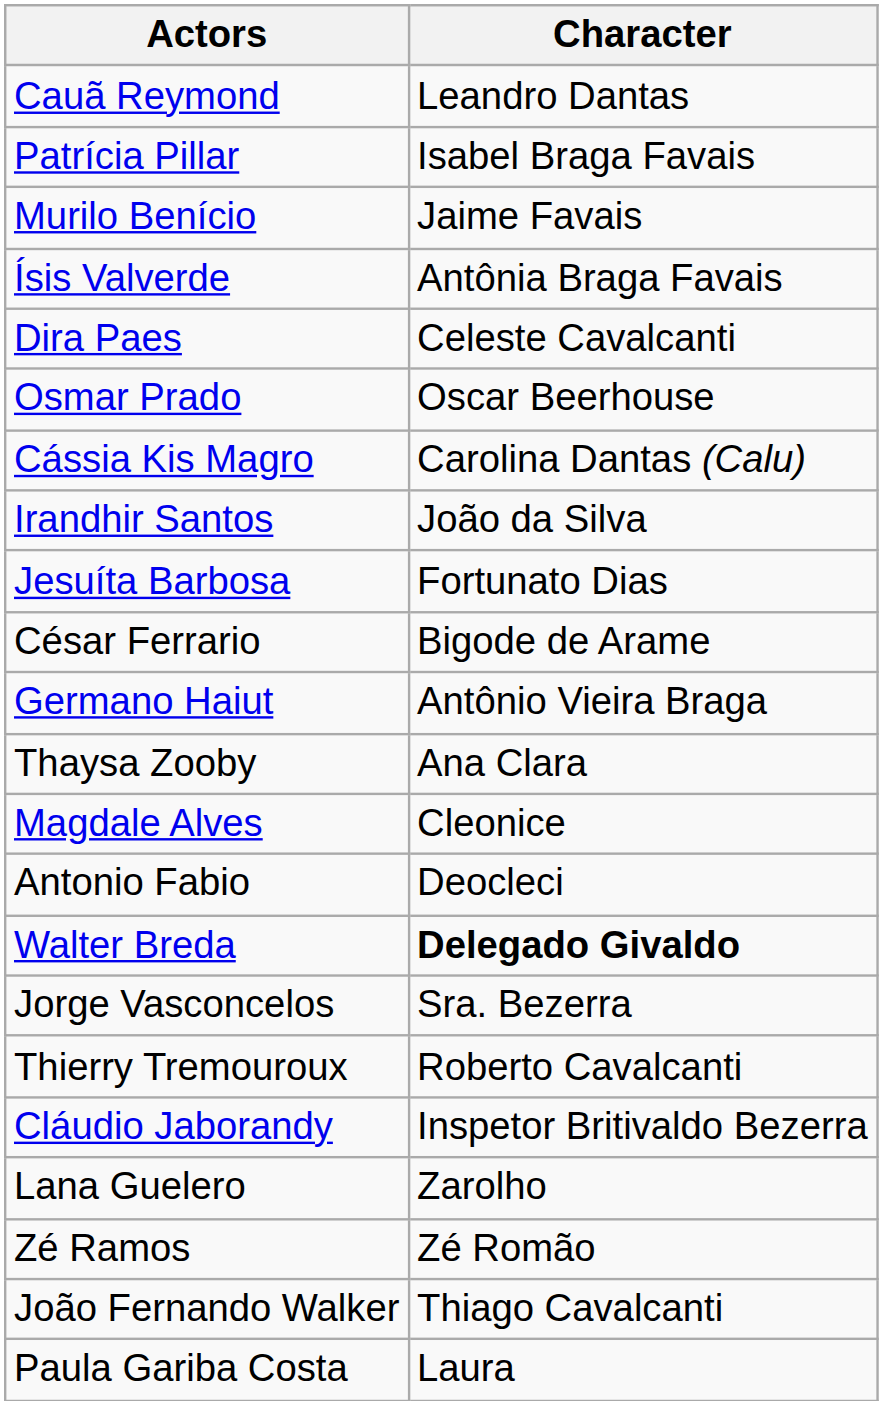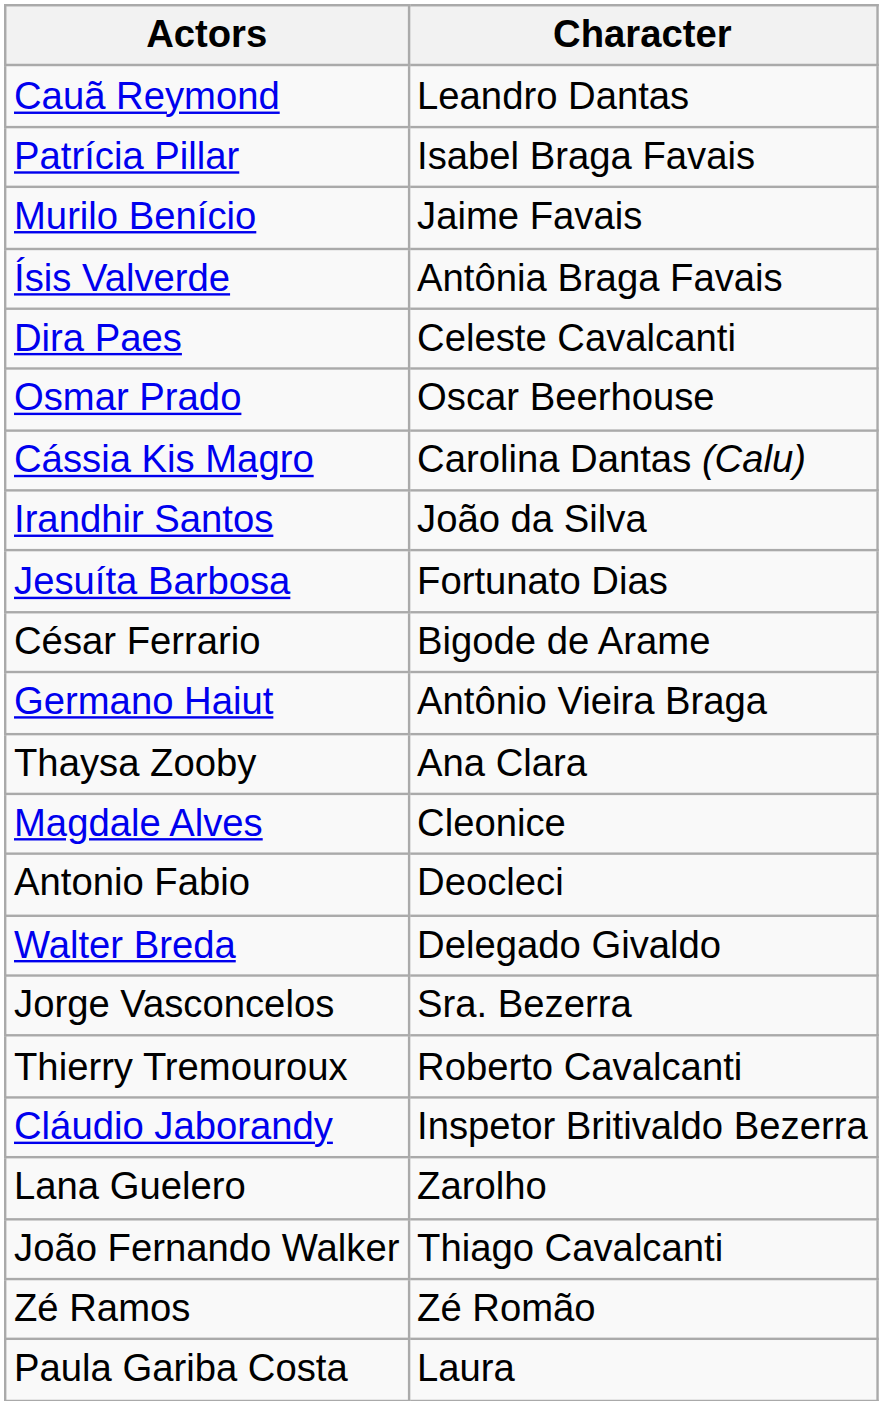(579, 944) bold -> (569, 944) normal
rows swapped: (102, 1247) <-> (207, 1308)
